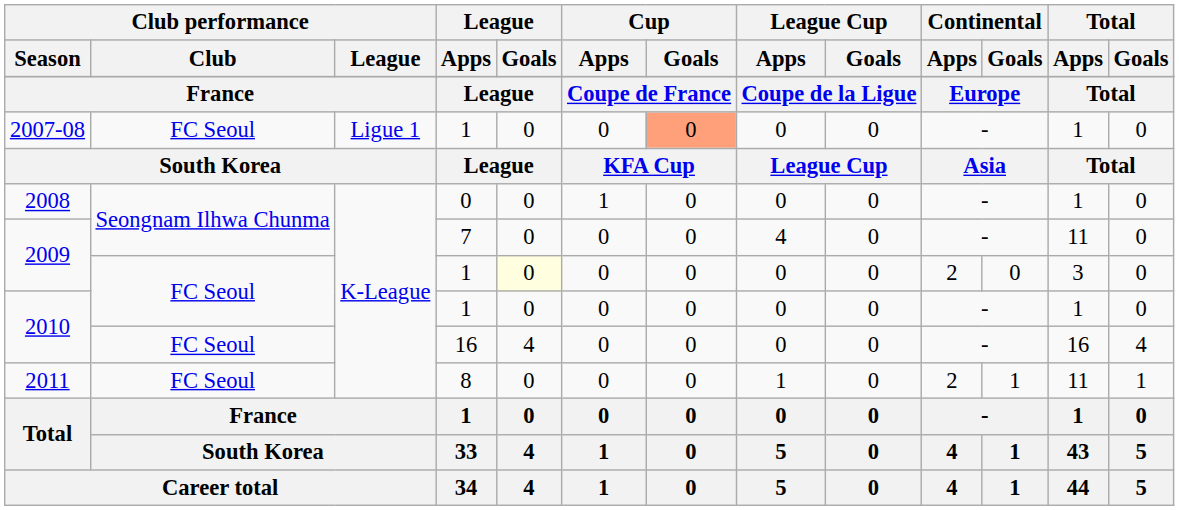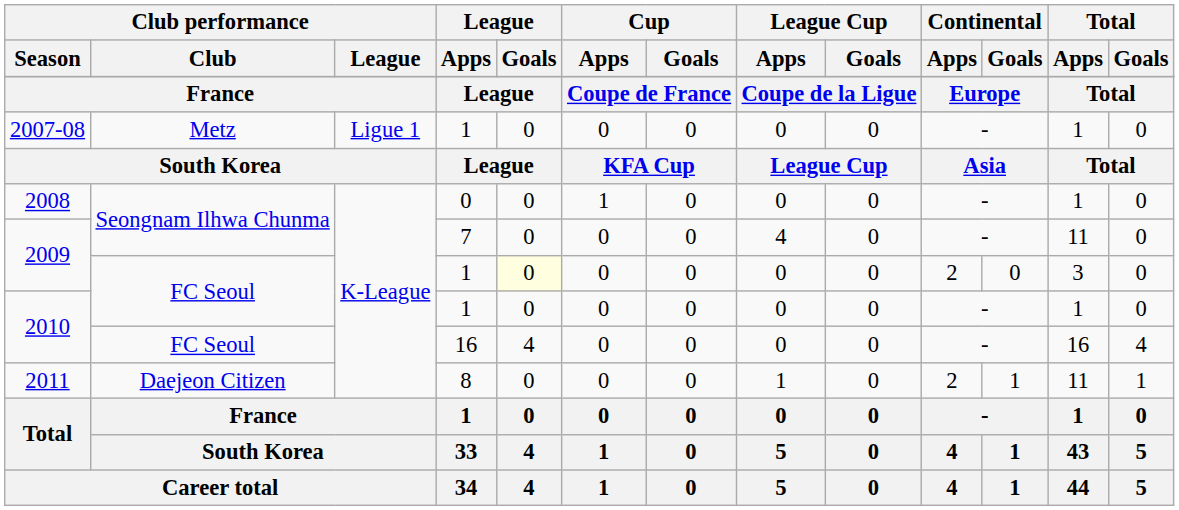(213, 129) FC Seoul -> (213, 129) Metz
(691, 129) lightsalmon background -> (691, 129) no background
(213, 380) FC Seoul -> (213, 380) Daejeon Citizen
